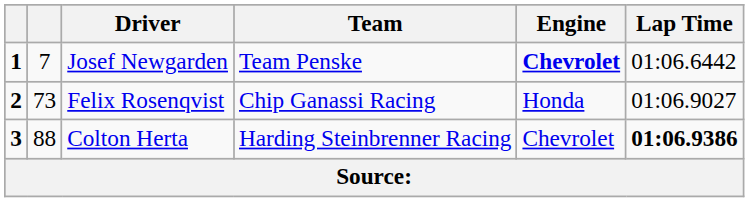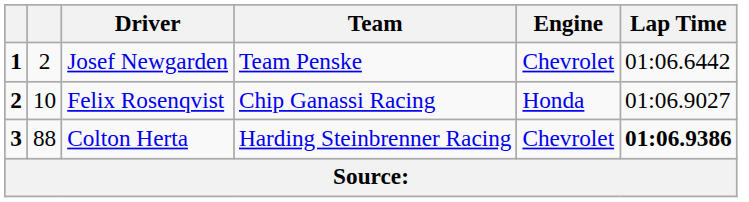(45, 61) 7 -> (45, 61) 2
(571, 61) bold -> (568, 61) normal
(45, 100) 73 -> (45, 100) 10
